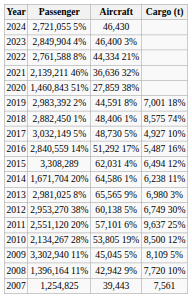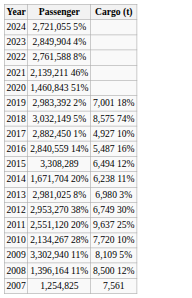- column: (116, 12)
(59, 118) 2,882,450 1% -> (59, 118) 3,032,149 5%
(59, 133) 3,032,149 5% -> (59, 133) 2,882,450 1%
(165, 240) 8,500 12% -> (114, 240) 7,720 10%
(165, 270) 7,720 10% -> (114, 270) 8,500 12%
